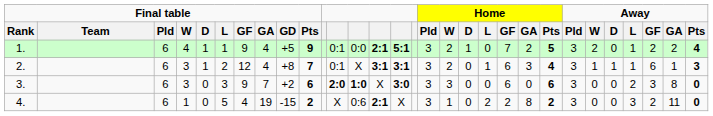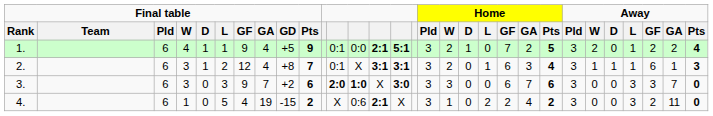(529, 84) 0 -> (529, 84) 7
(633, 84) 2 -> (633, 84) 3
(674, 84) 8 -> (674, 84) 7
(529, 102) 8 -> (529, 102) 4
